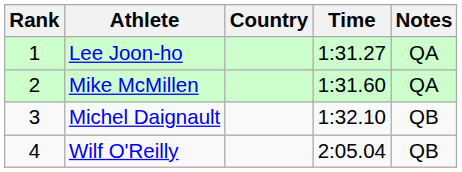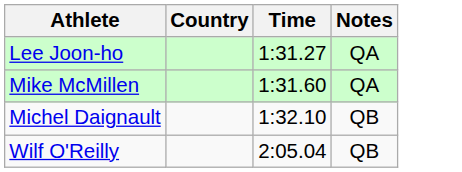- column: (34, 20)
